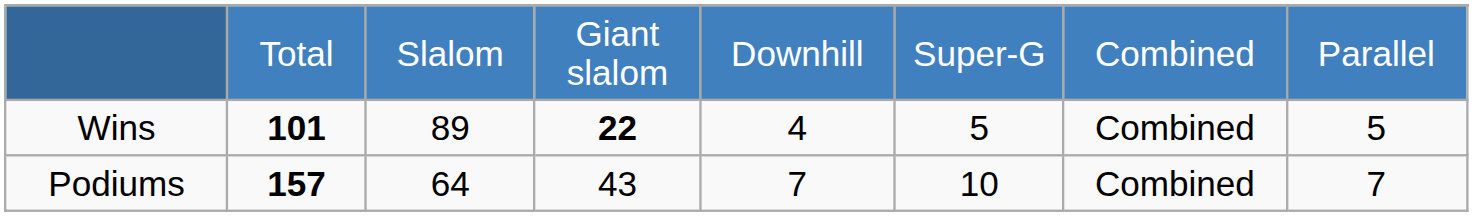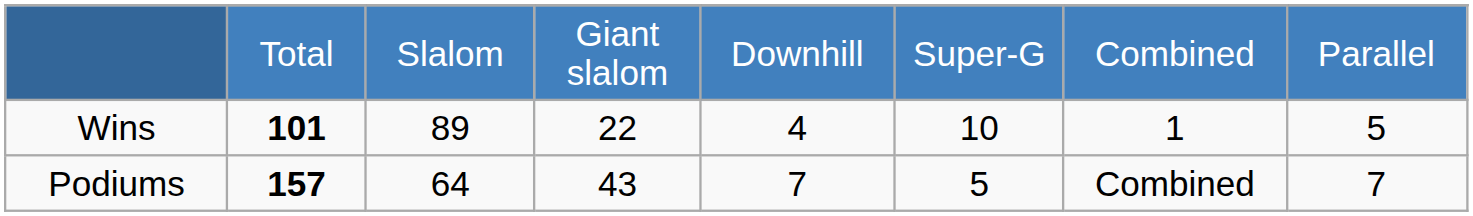(617, 128) bold -> (617, 128) normal
(979, 128) 5 -> (979, 128) 10
(1175, 128) Combined -> (1175, 128) 1
(979, 184) 10 -> (979, 184) 5
